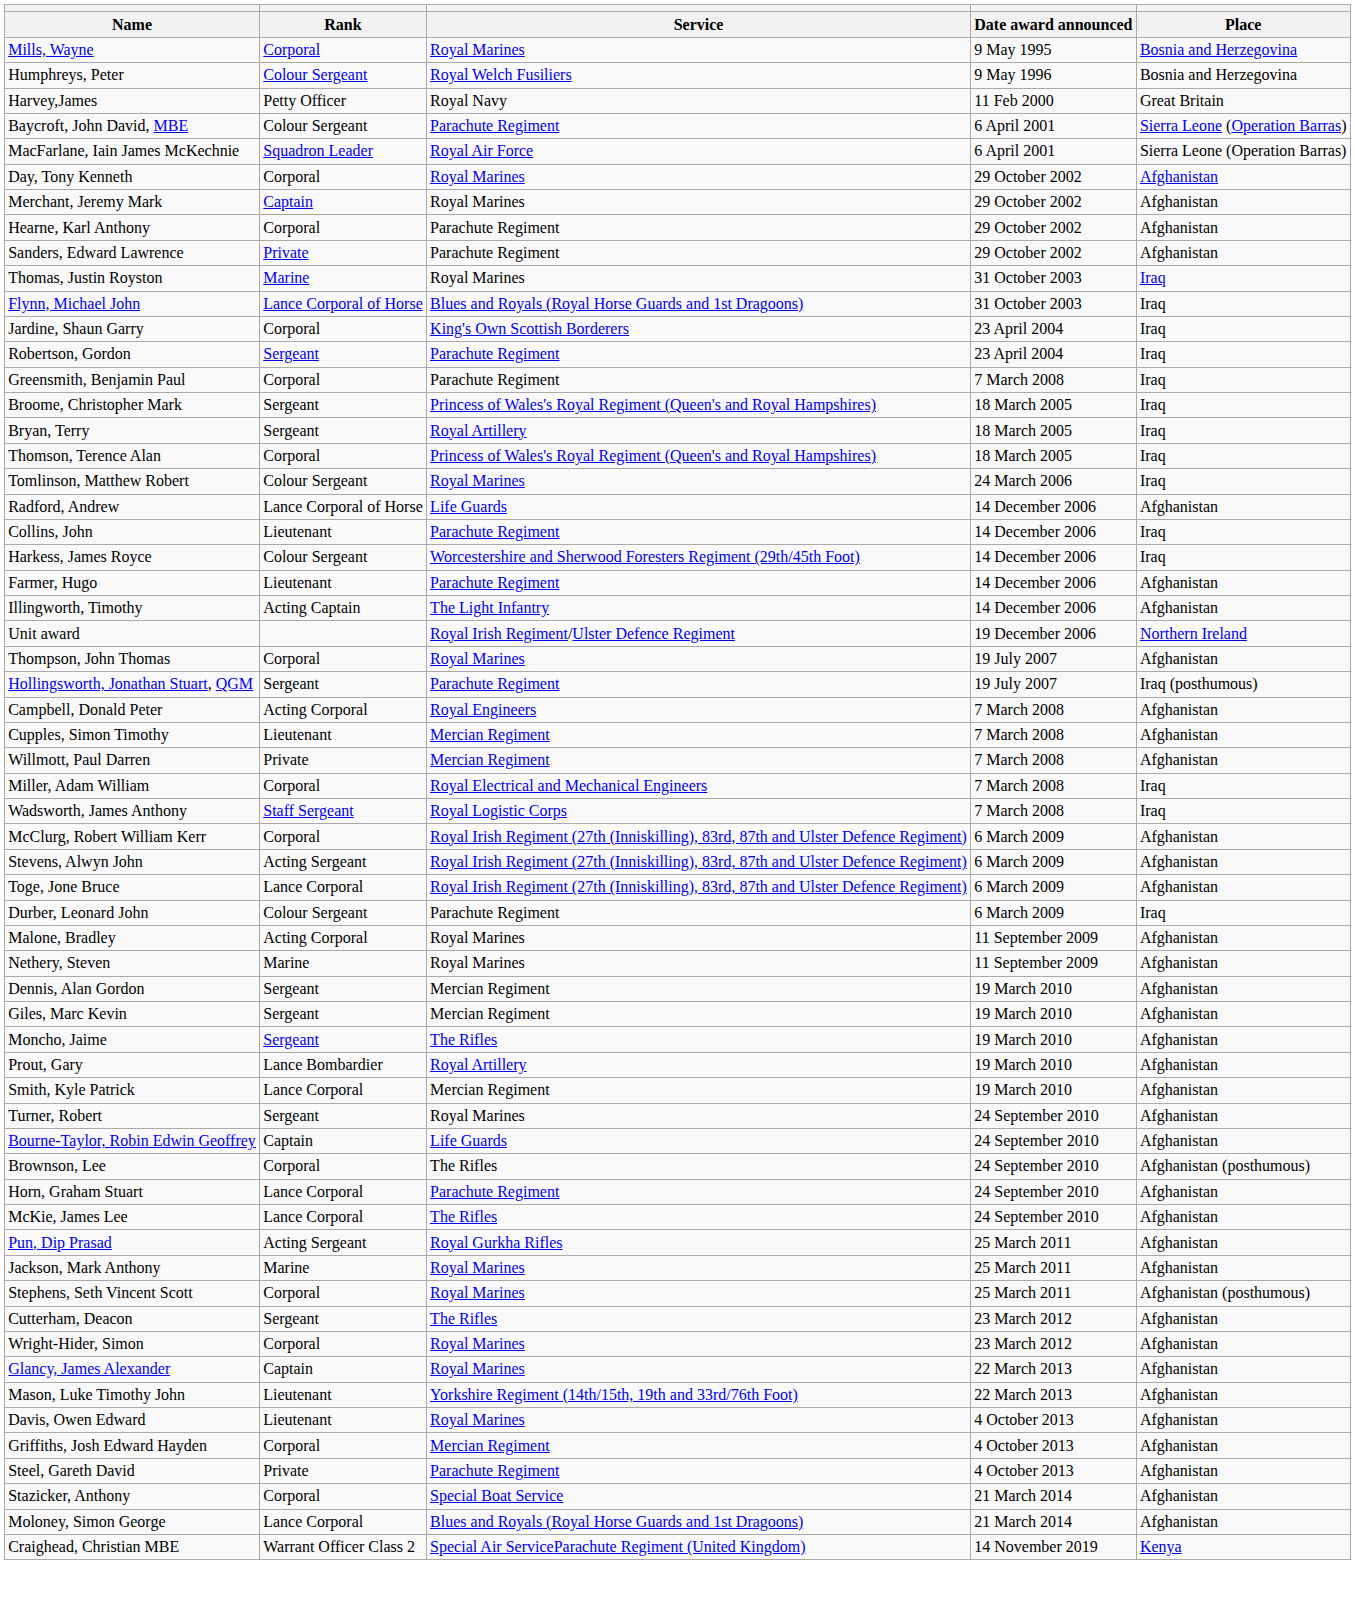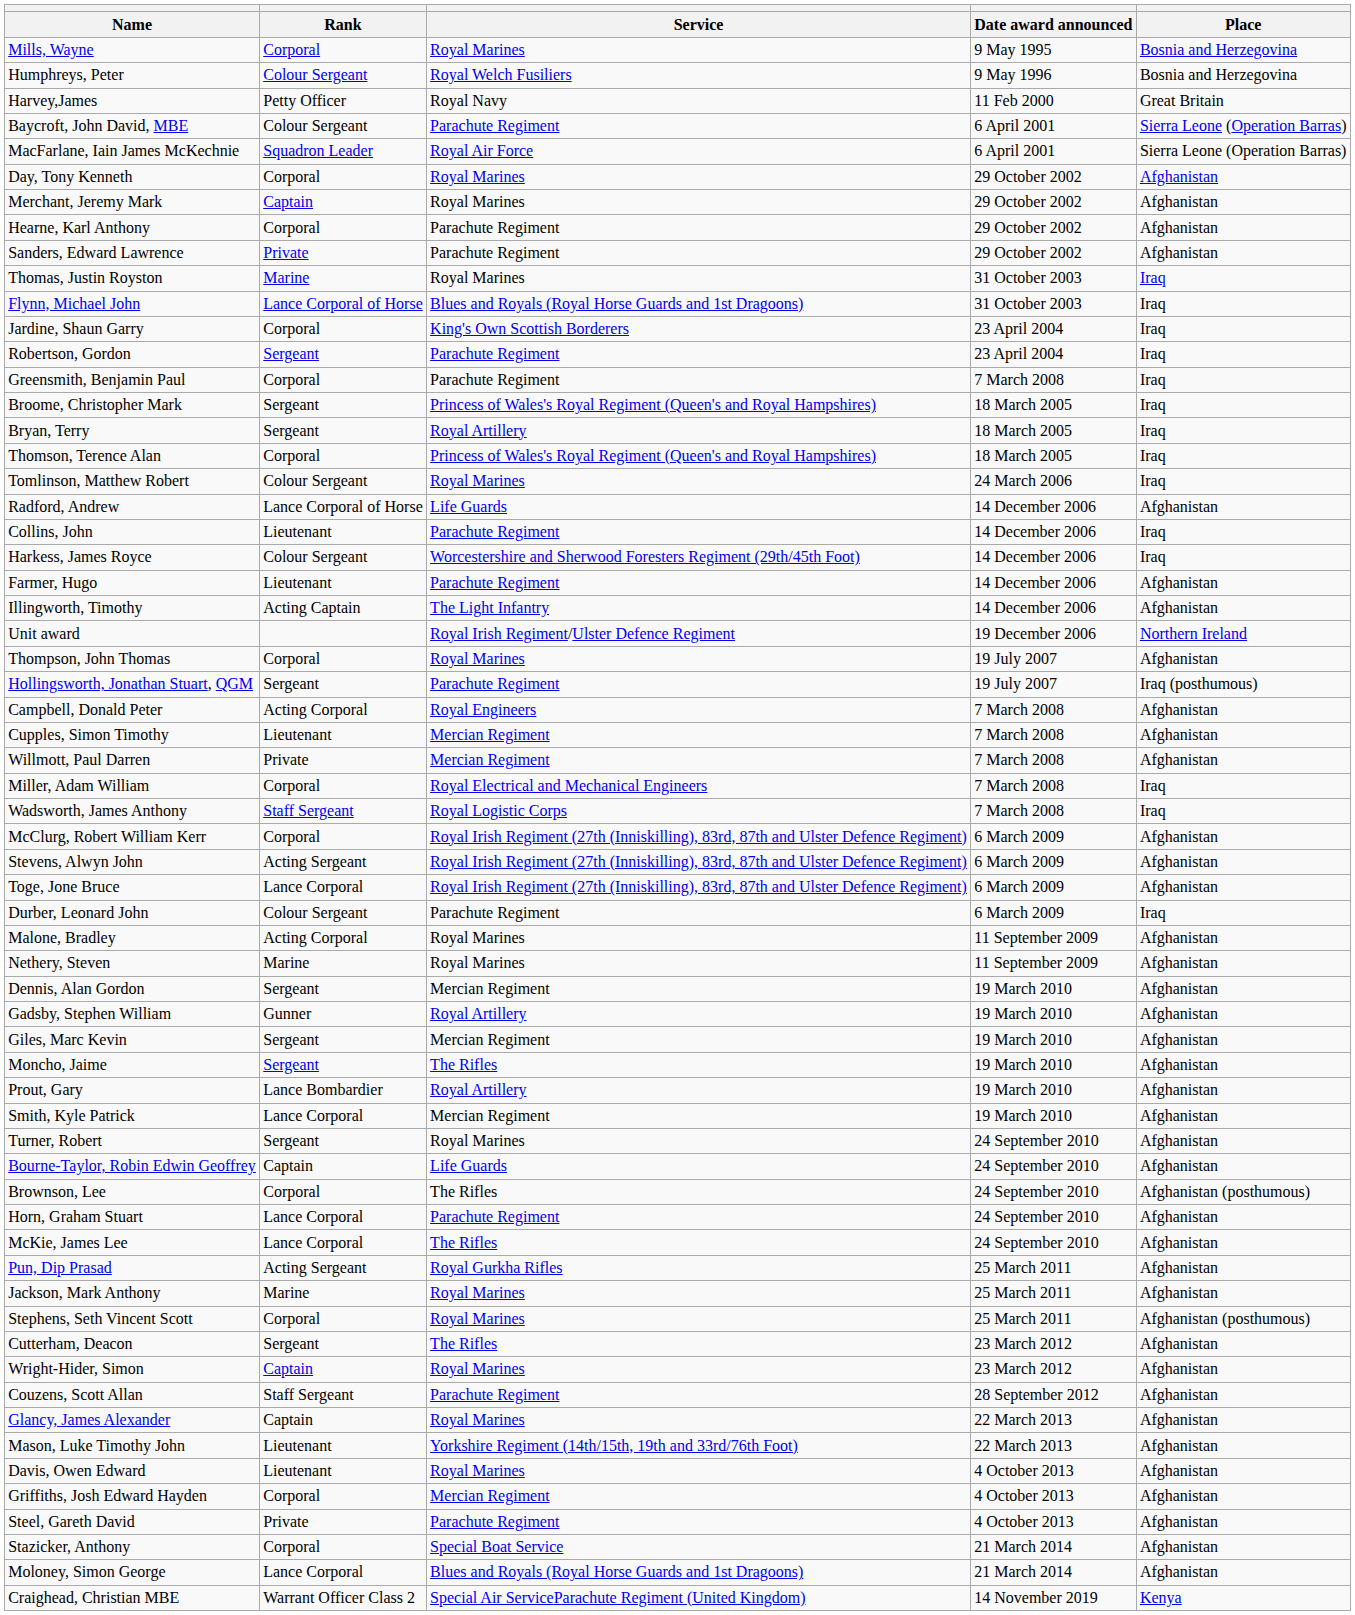+ row: (90, 1014)
(292, 1344) Corporal -> (288, 1369) Captain
+ row: (76, 1394)
